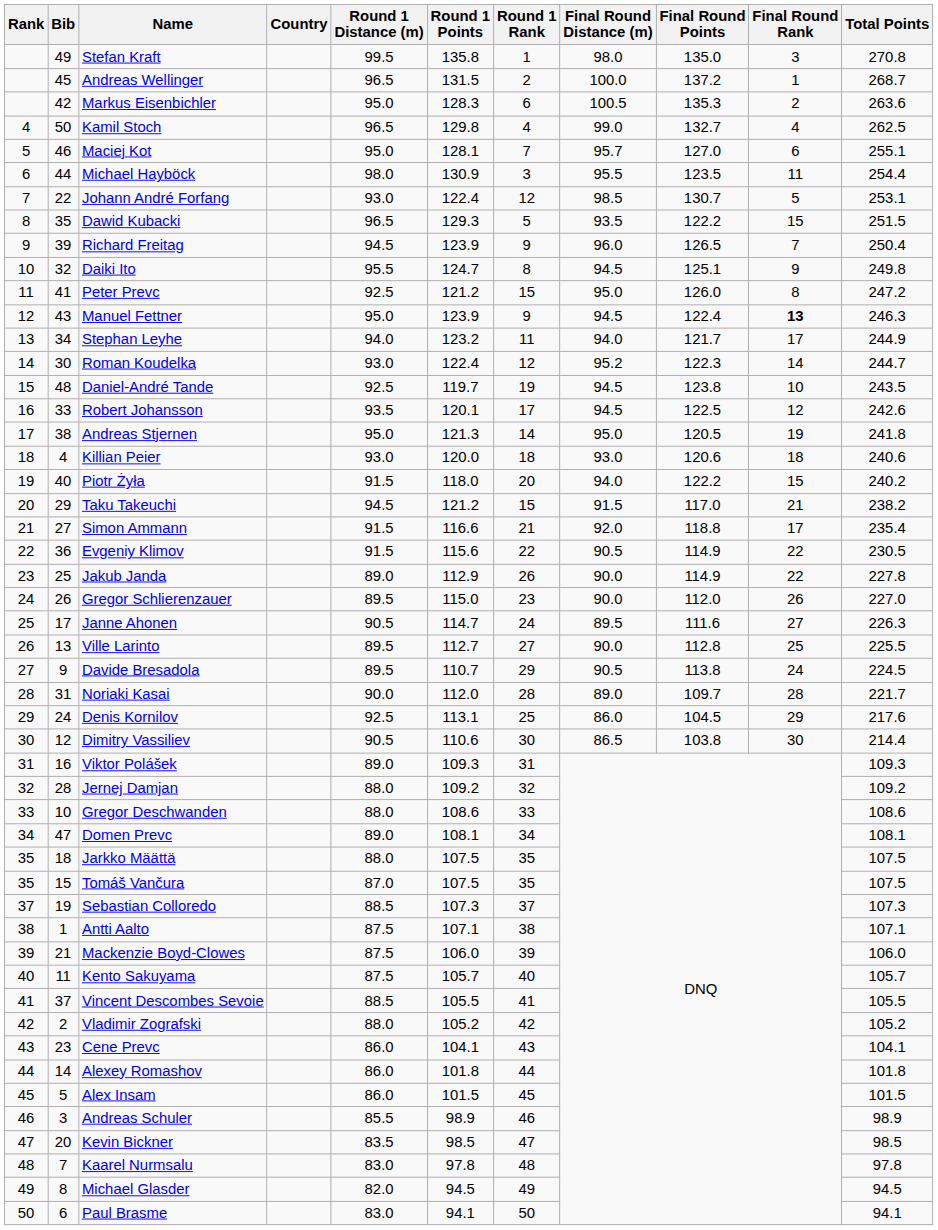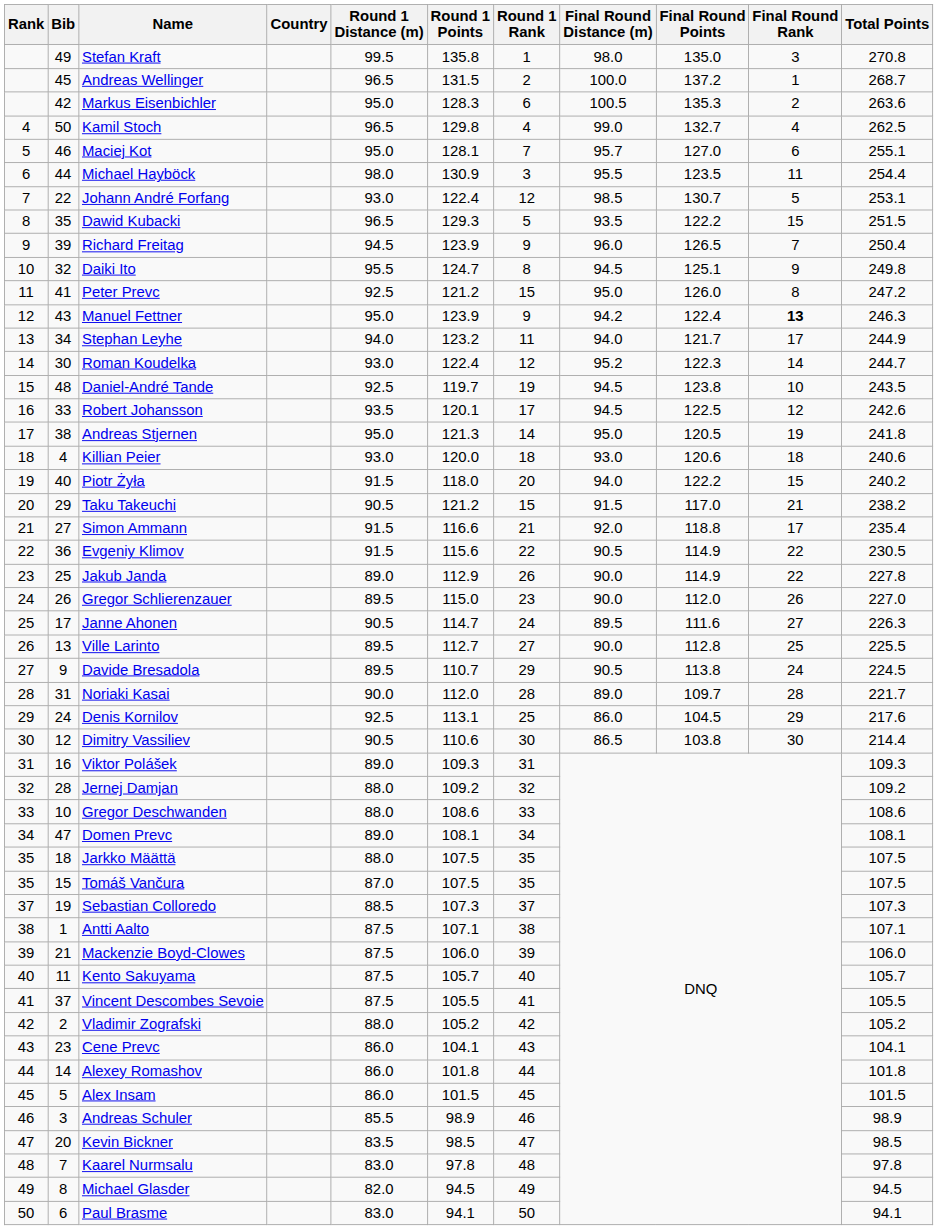(608, 316) 94.5 -> (608, 316) 94.2
(379, 505) 94.5 -> (379, 505) 90.5
(379, 1000) 88.5 -> (379, 1000) 87.5
